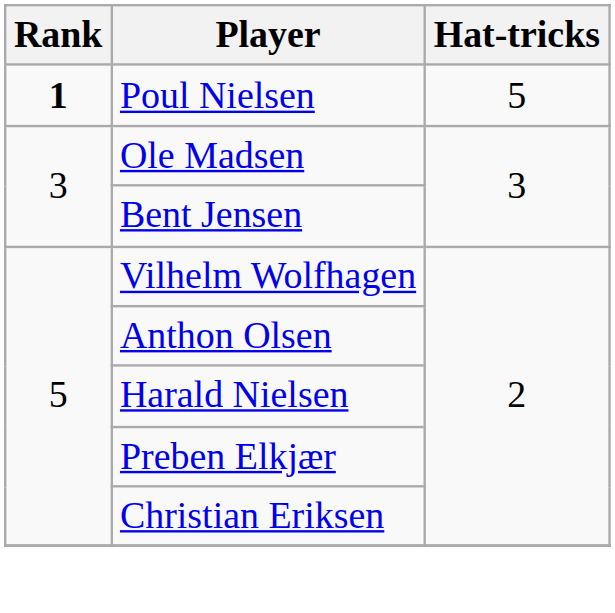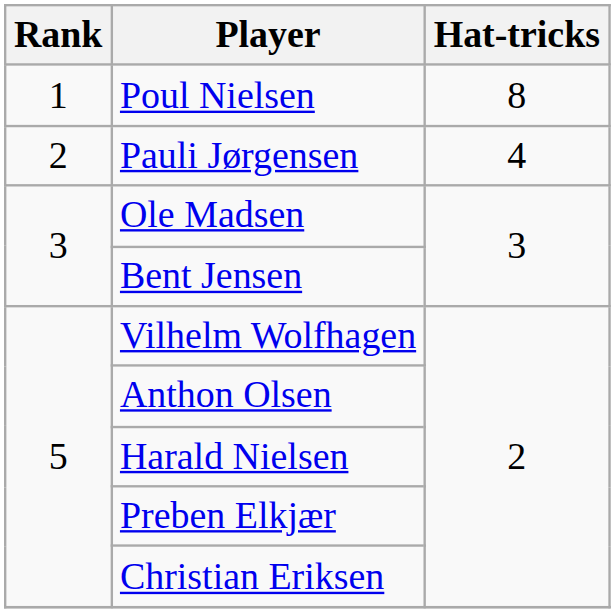(58, 94) bold -> (58, 94) normal
(517, 94) 5 -> (517, 94) 8
+ row: (239, 154)
